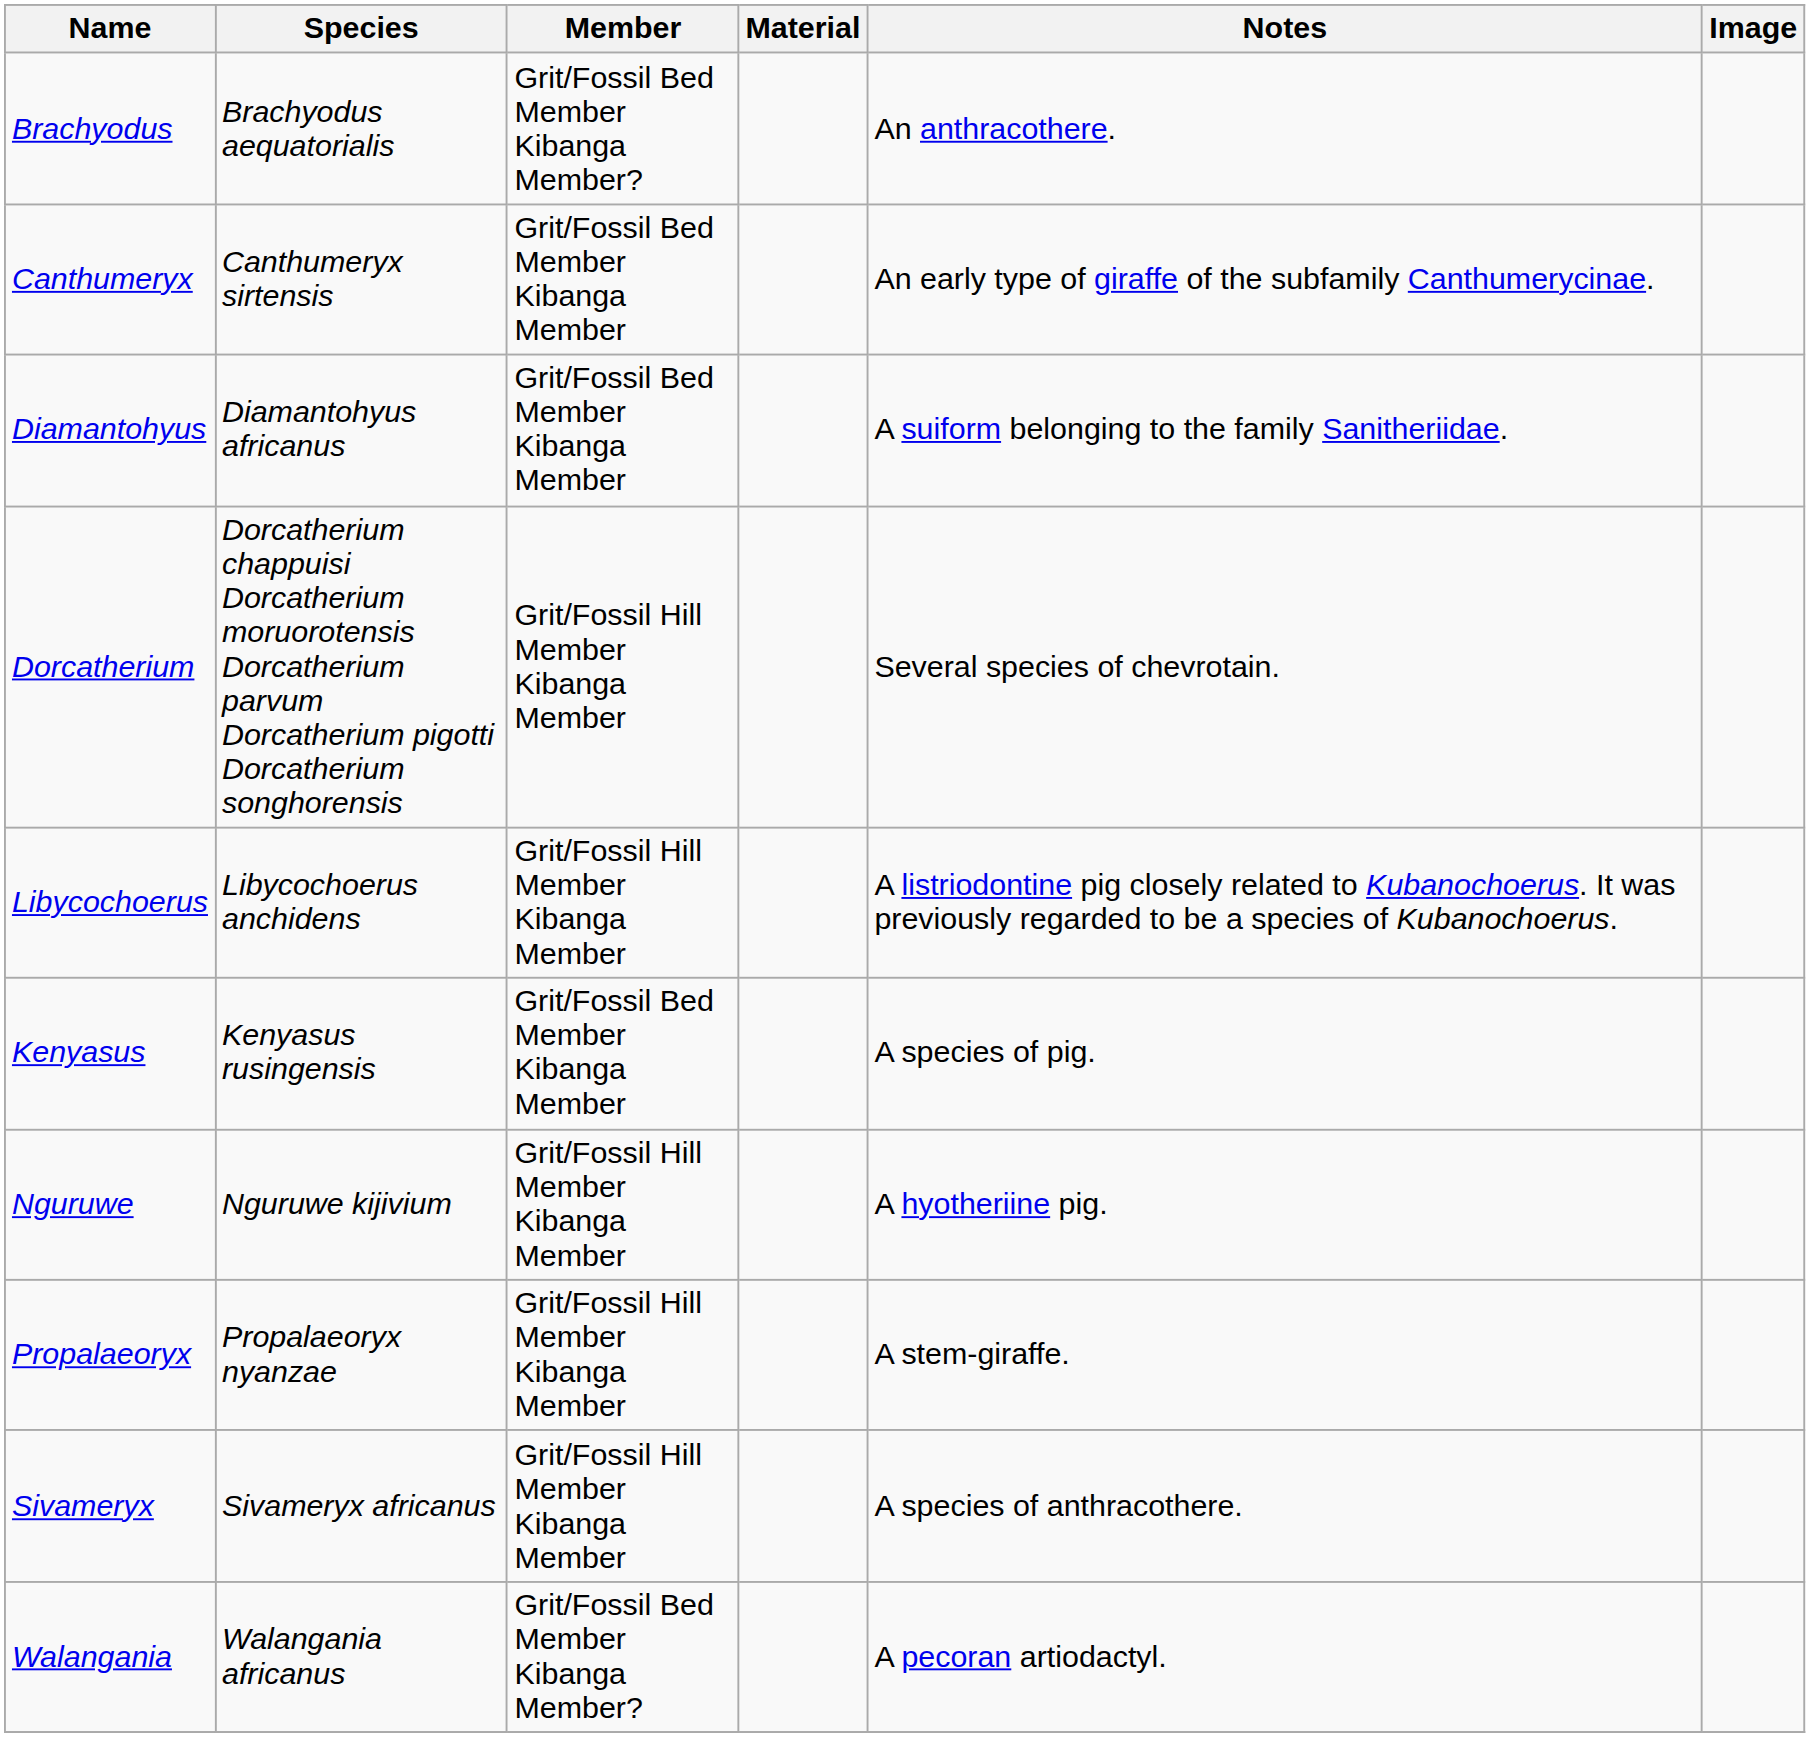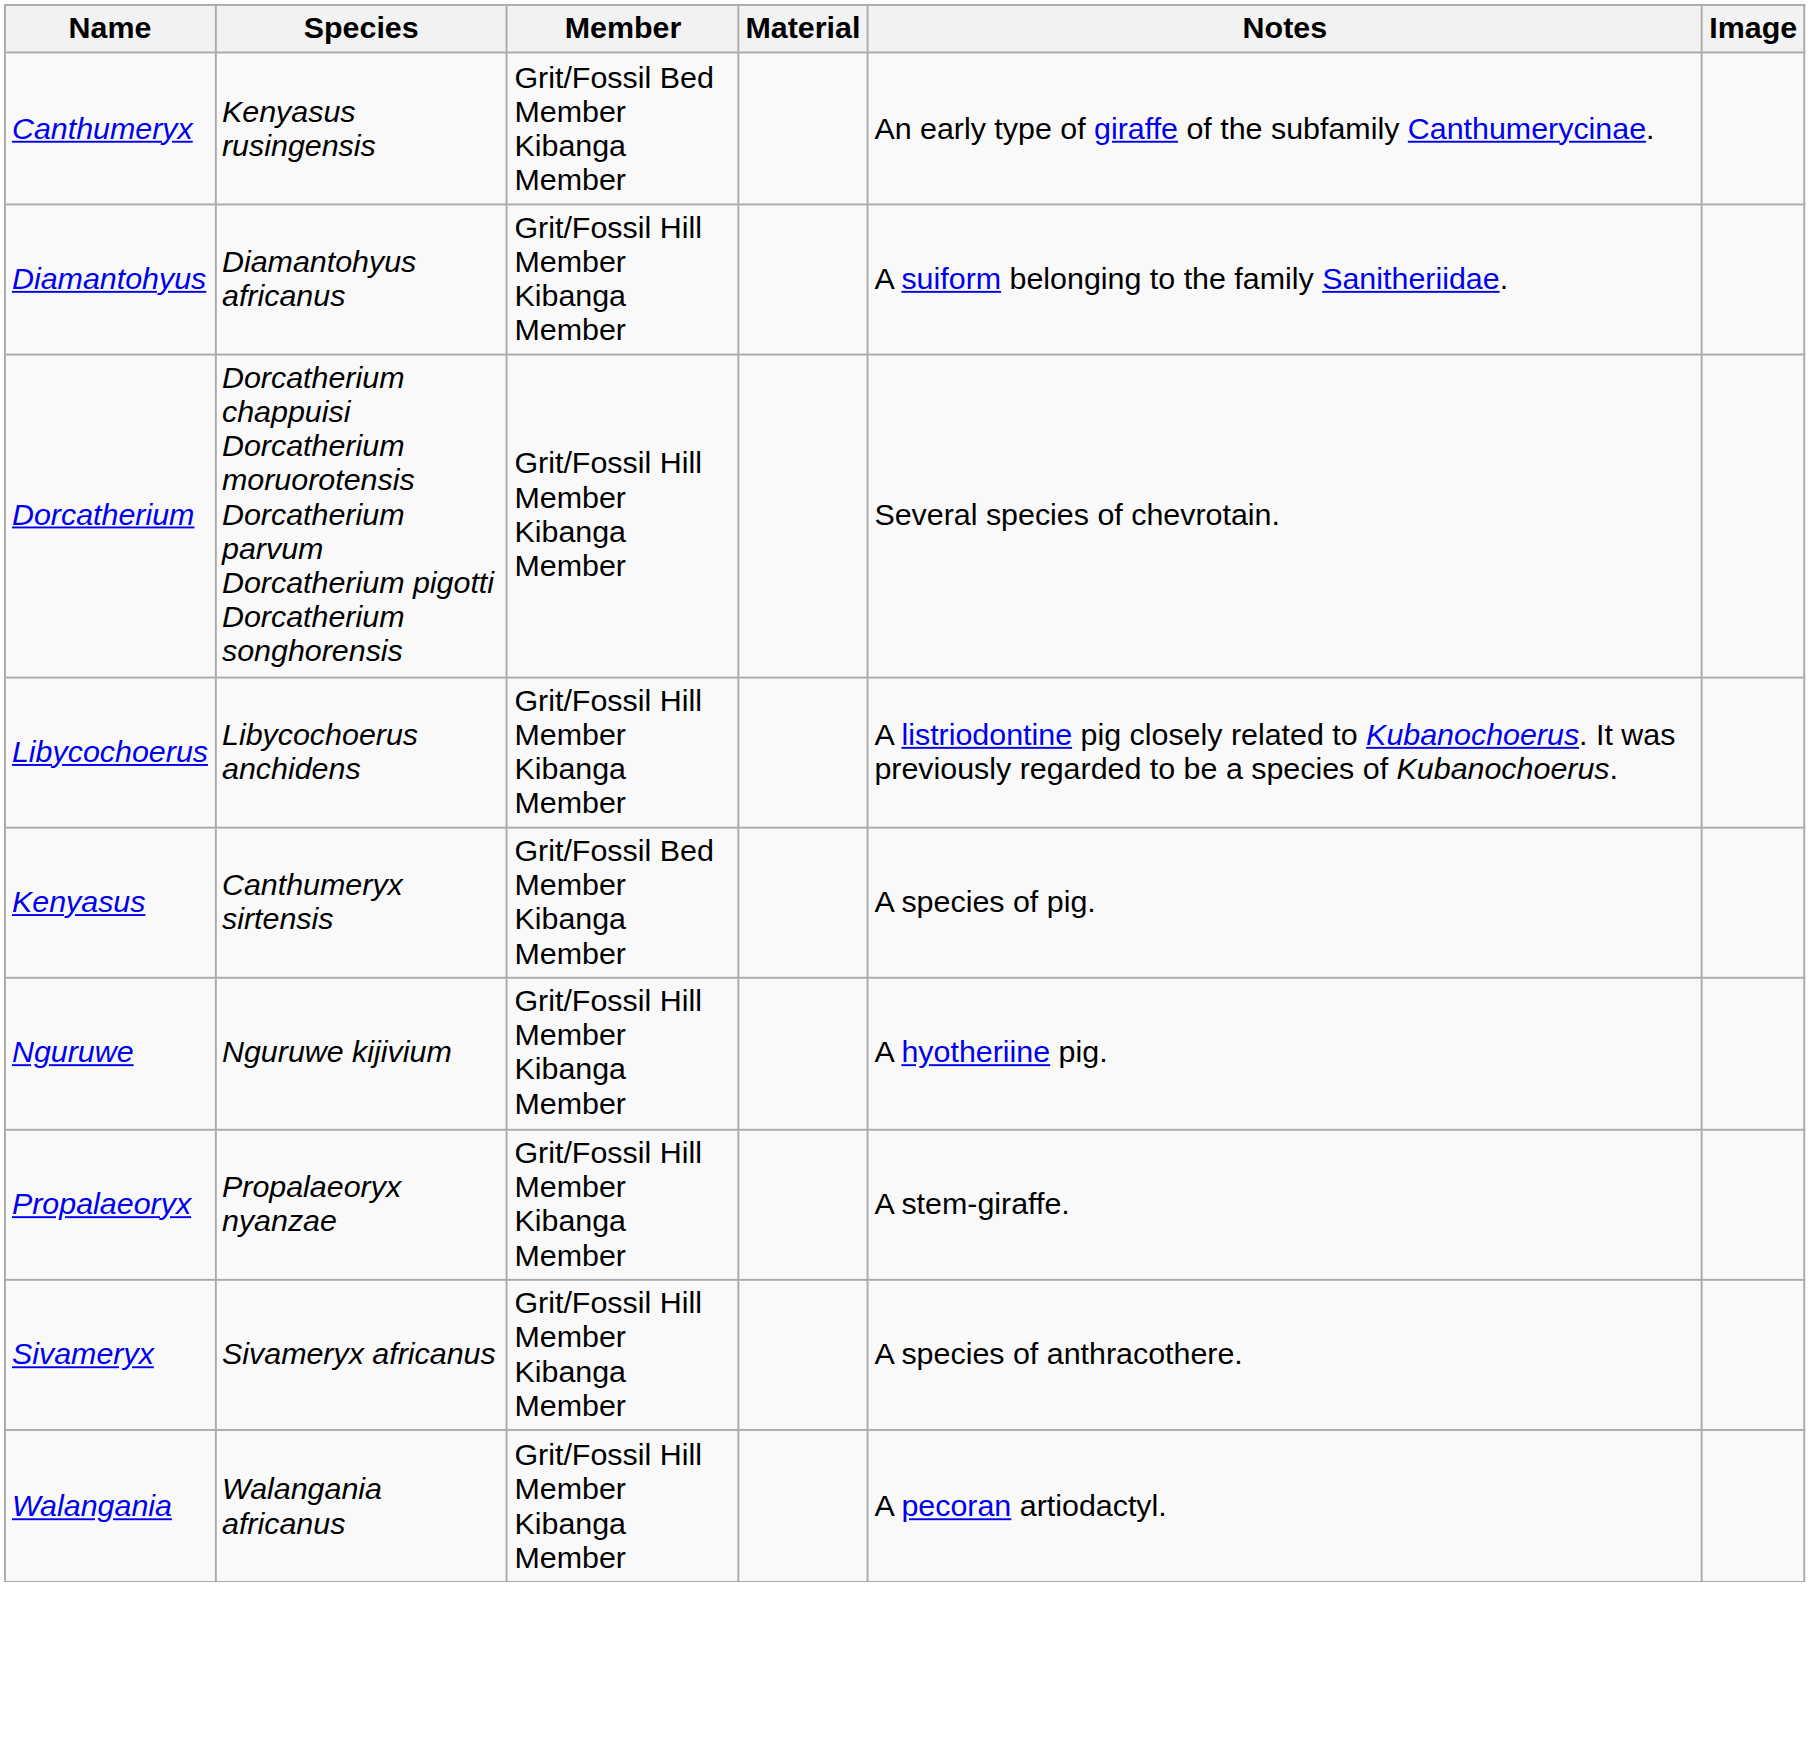- row: (92, 128)
(312, 278) Canthumeryx sirtensis -> (299, 128) Kenyasus rusingensis
(614, 429) Grit/Fossil Bed Member Kibanga Member -> (608, 278) Grit/Fossil Hill Member Kibanga Member
(299, 1053) Kenyasus rusingensis -> (312, 902) Canthumeryx sirtensis
(614, 1656) Grit/Fossil Bed Member Kibanga Member? -> (608, 1505) Grit/Fossil Hill Member Kibanga Member
